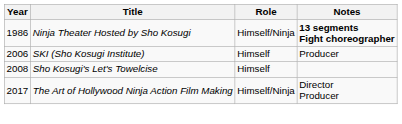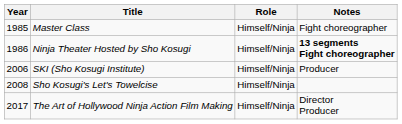+ row: (61, 27)
(254, 54) Himself -> (266, 69) Himself/Ninja
(254, 69) Himself -> (266, 85) Himself/Ninja
